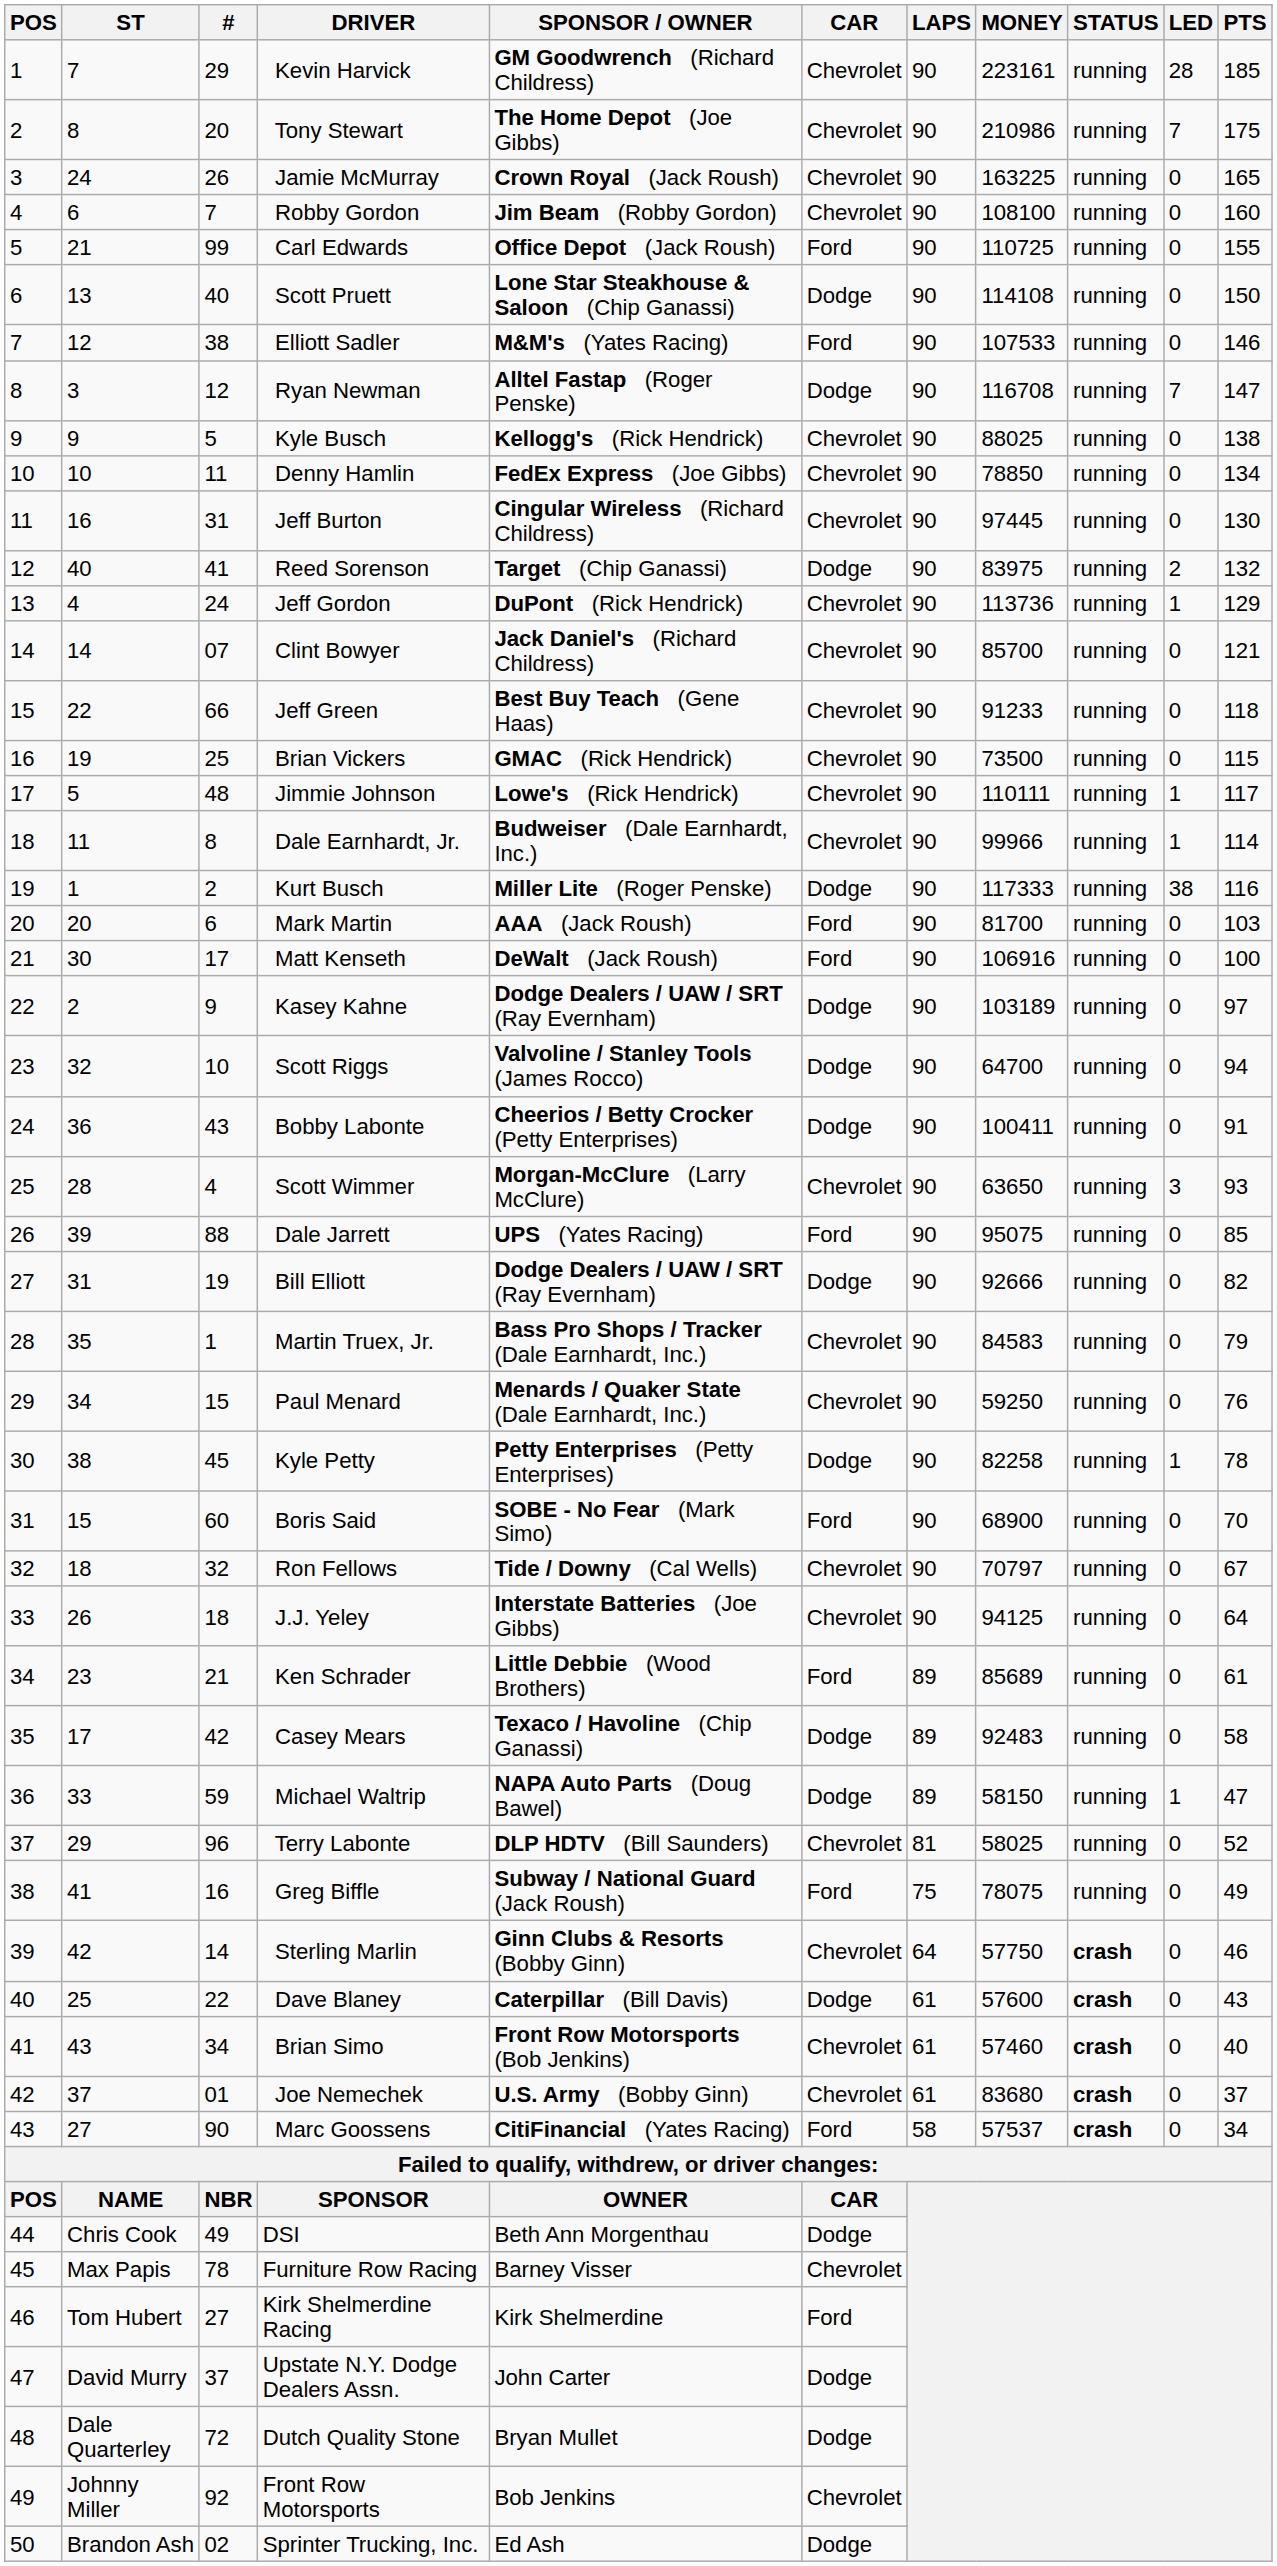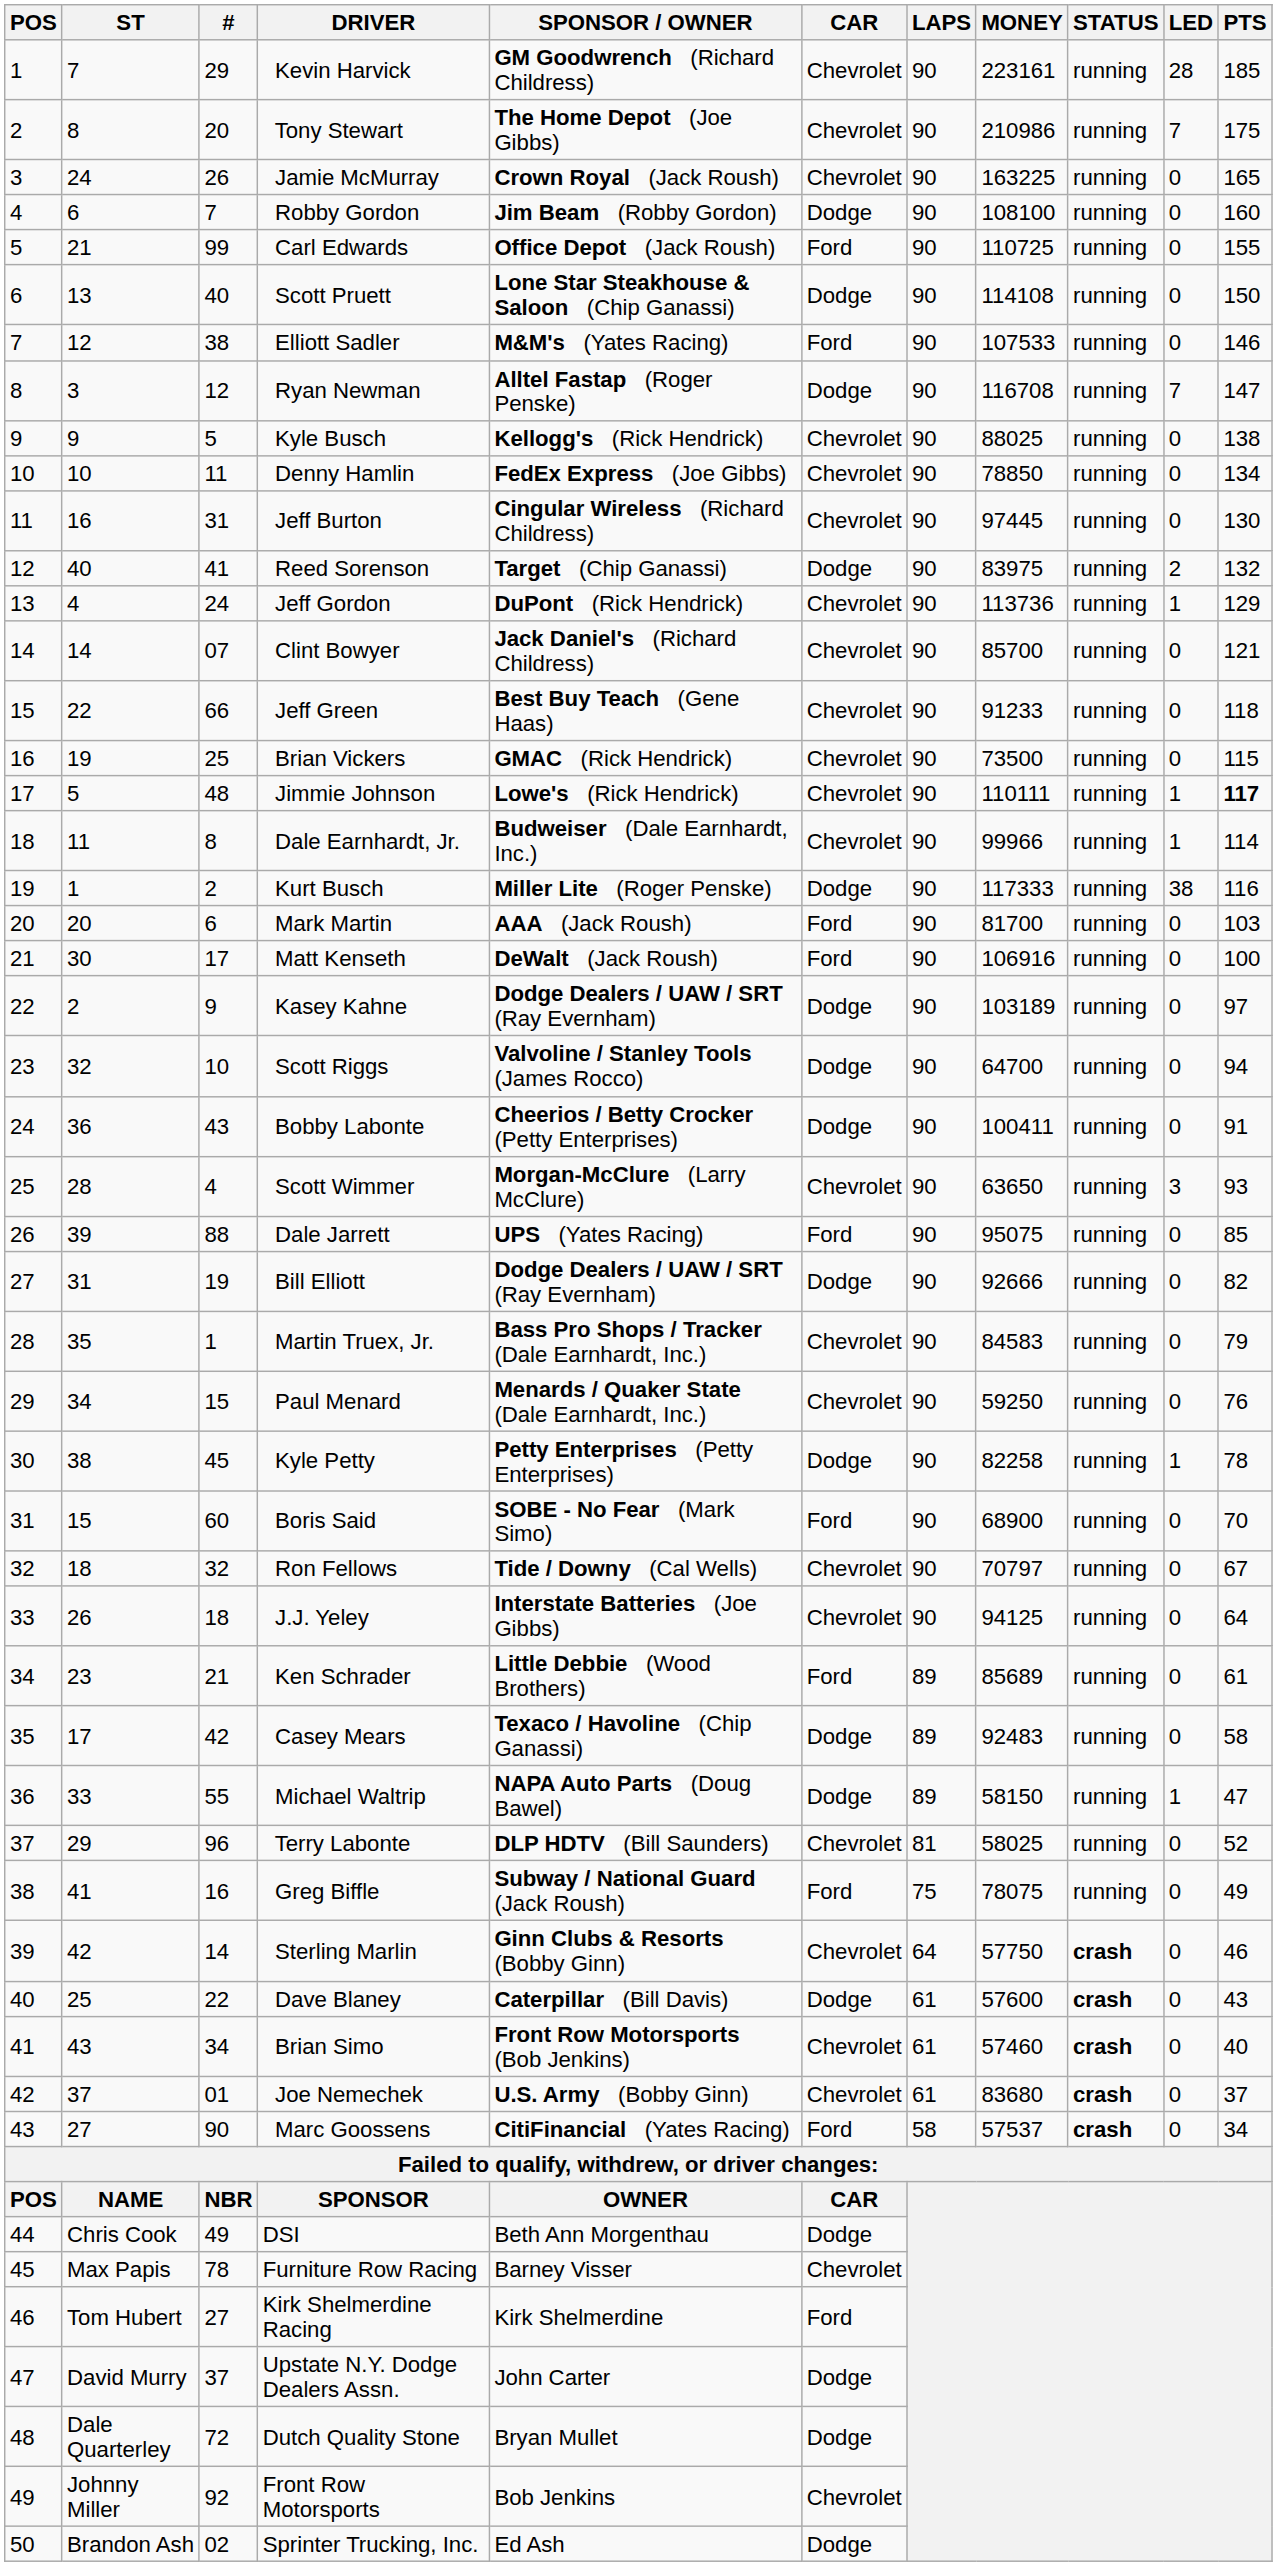(854, 213) Chevrolet -> (839, 213) Dodge
(1241, 793) normal -> (1241, 793) bold
(217, 1796) 59 -> (217, 1796) 55
